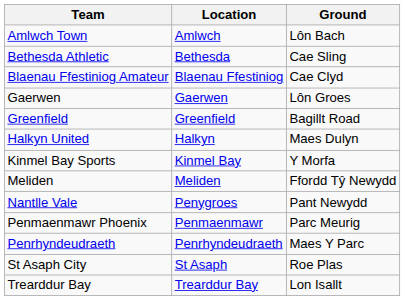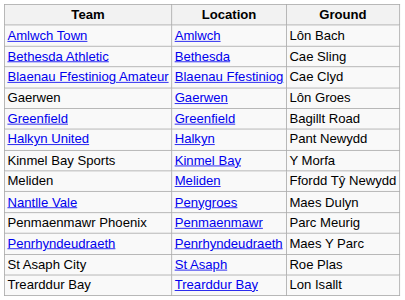(324, 139) Maes Dulyn -> (328, 139) Pant Newydd
(328, 202) Pant Newydd -> (324, 202) Maes Dulyn
